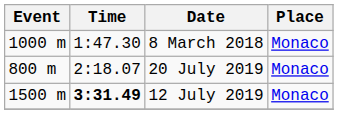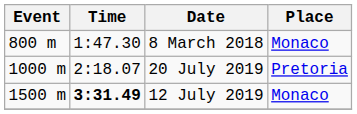(37, 44) 1000 m -> (32, 44) 800 m
(32, 70) 800 m -> (37, 70) 1000 m
(300, 70) Monaco -> (310, 70) Pretoria
